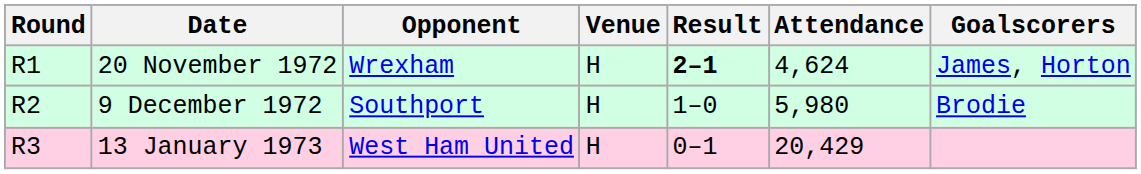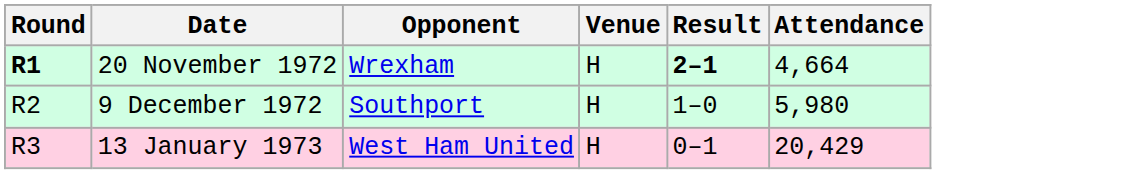- column: (1033, 25)
(26, 66) normal -> (26, 66) bold
(812, 66) 4,624 -> (812, 66) 4,664
